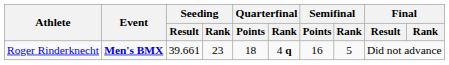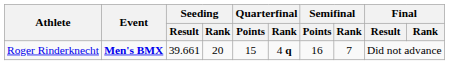(218, 50) 23 -> (218, 50) 20
(251, 50) 18 -> (251, 50) 15
(349, 50) 5 -> (349, 50) 7
